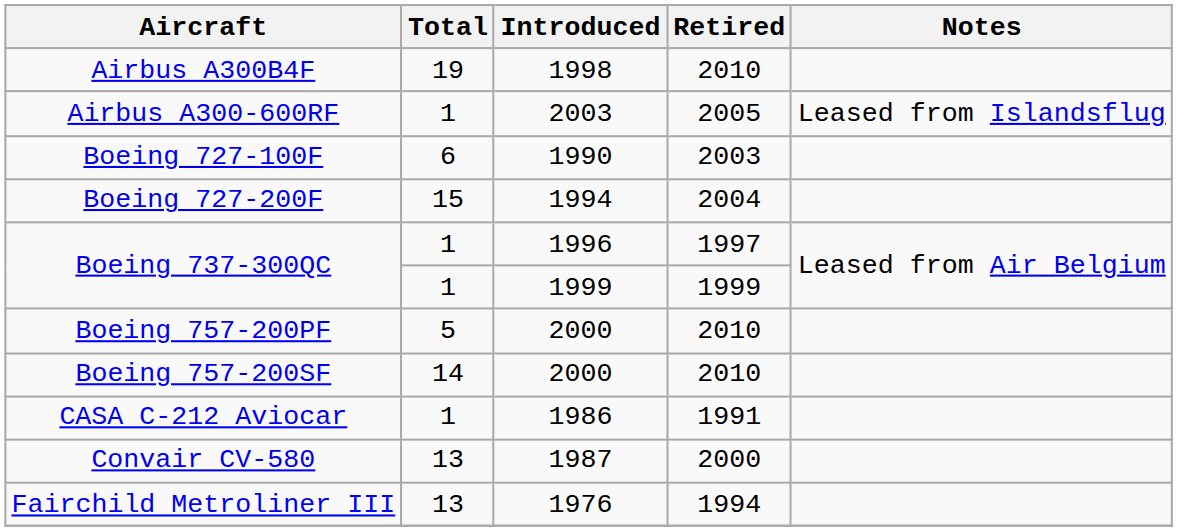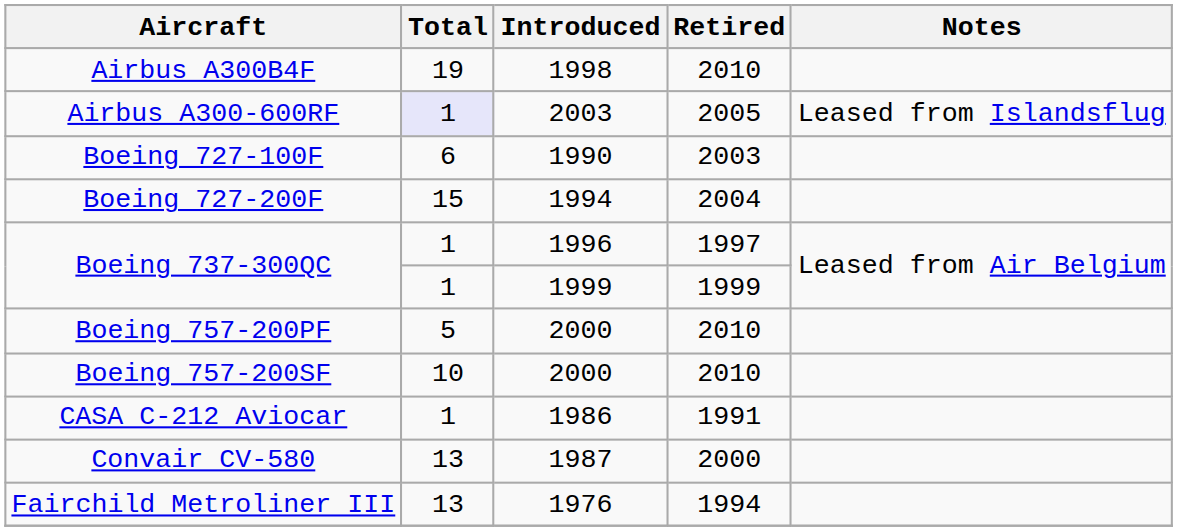(448, 114) no background -> (448, 114) lavender background
(448, 374) 14 -> (448, 374) 10
